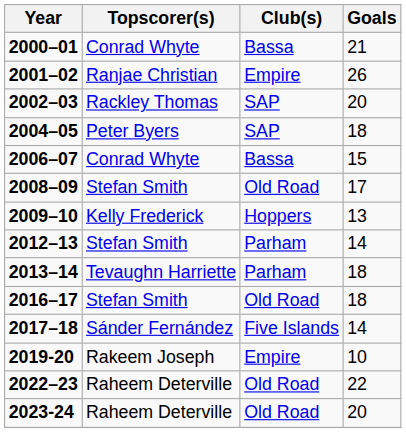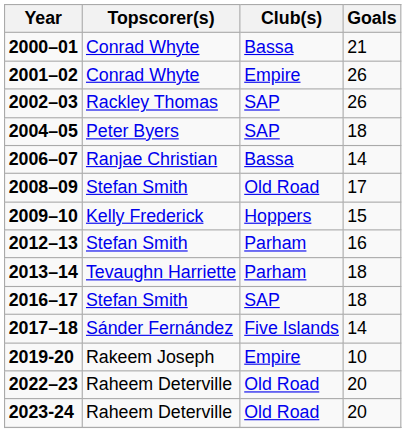(152, 74) Ranjae Christian -> (143, 74) Conrad Whyte
(357, 103) 20 -> (357, 103) 26
(143, 159) Conrad Whyte -> (152, 159) Ranjae Christian
(357, 159) 15 -> (357, 159) 14
(357, 215) 13 -> (357, 215) 15
(357, 243) 14 -> (357, 243) 16
(282, 300) Old Road -> (262, 300) SAP
(357, 384) 22 -> (357, 384) 20
